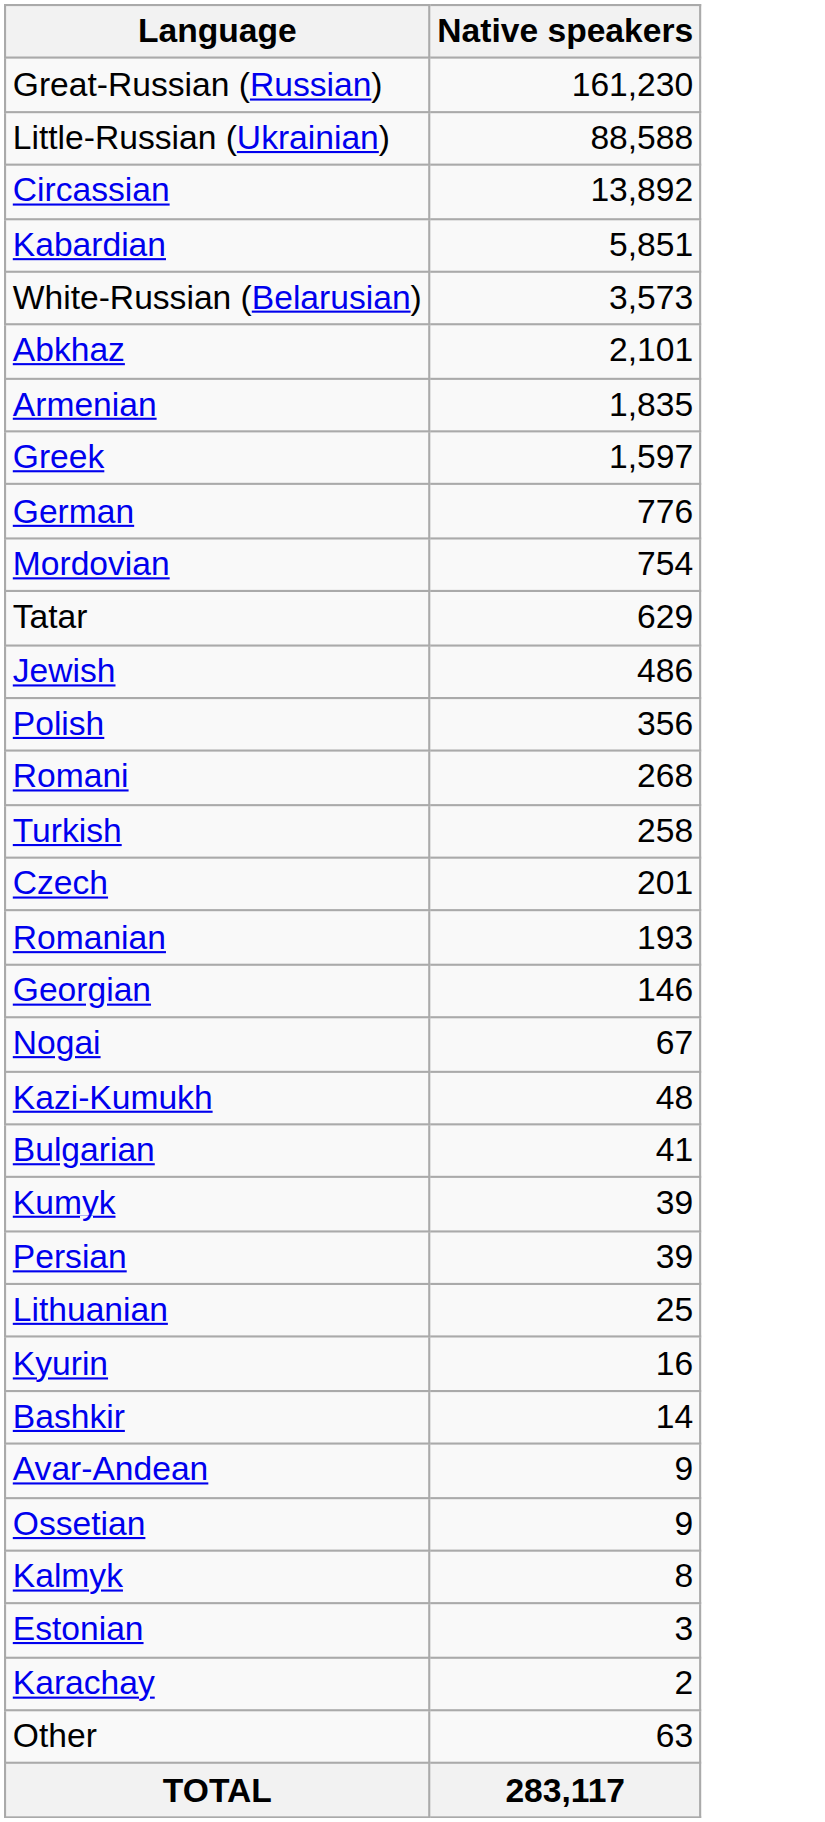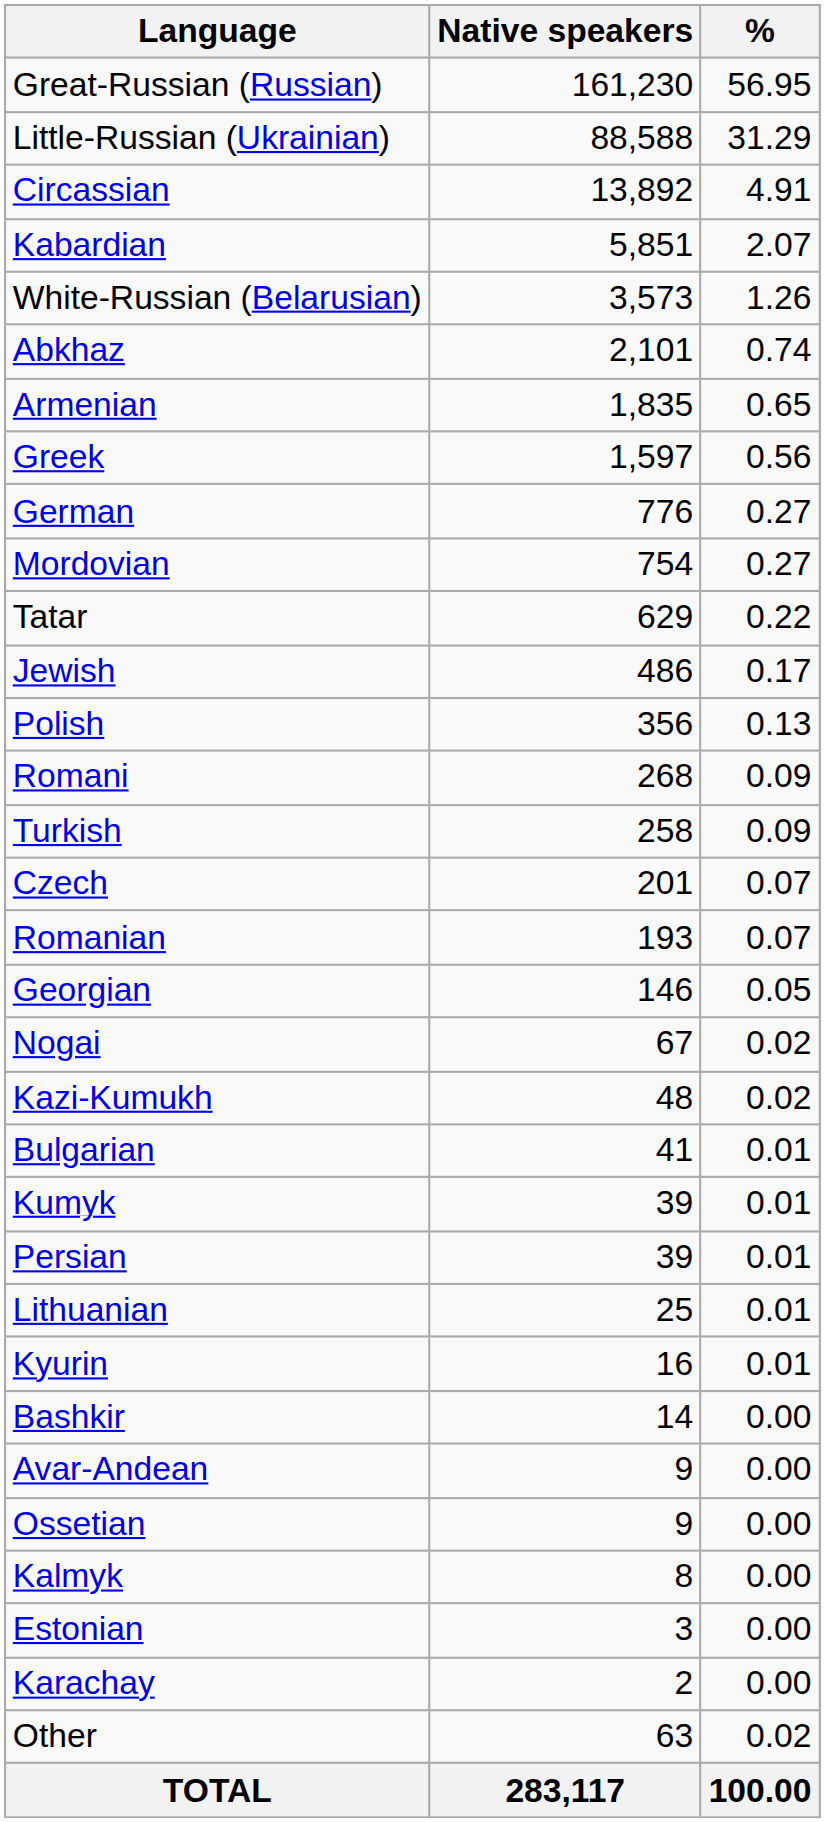+ column: (760, 31)
